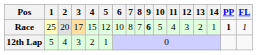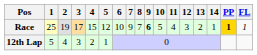(65, 26) 20 -> (65, 26) 19
(131, 26) 8 -> (131, 26) 9
(229, 26) no background -> (229, 26) gold background
